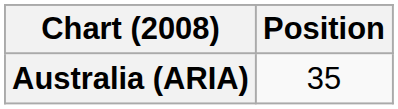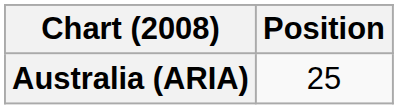(324, 77) 35 -> (324, 77) 25
